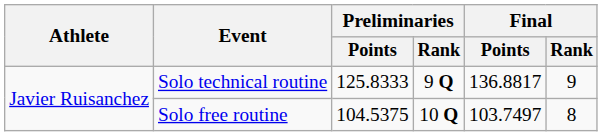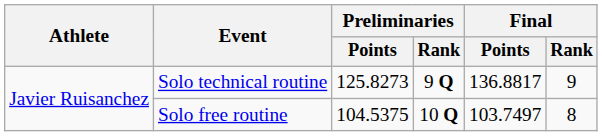(372, 82) 125.8333 -> (372, 82) 125.8273
